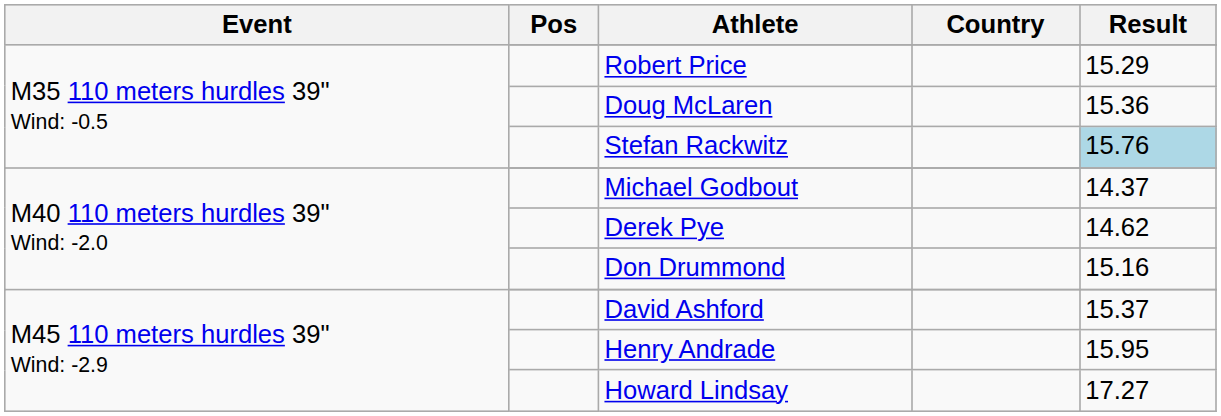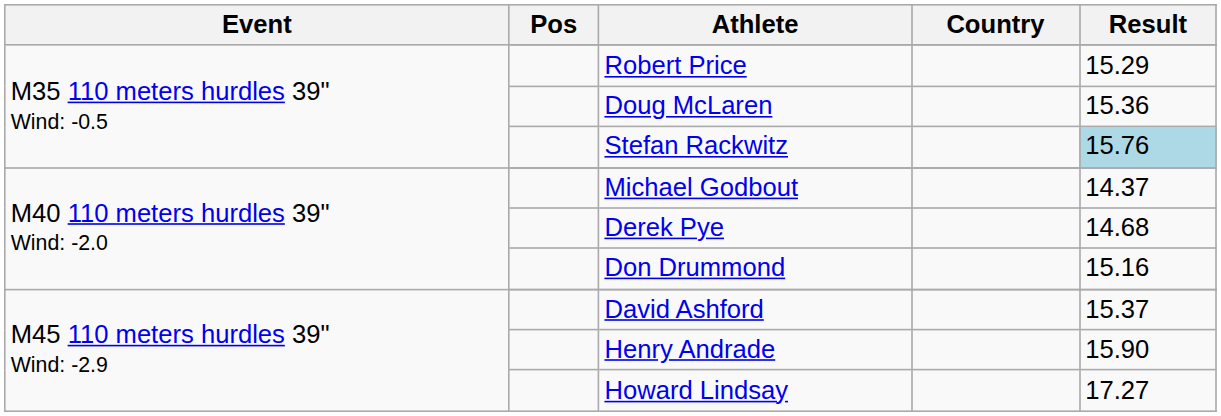(1117, 227) 14.62 -> (1117, 227) 14.68
(1117, 349) 15.95 -> (1117, 349) 15.90
